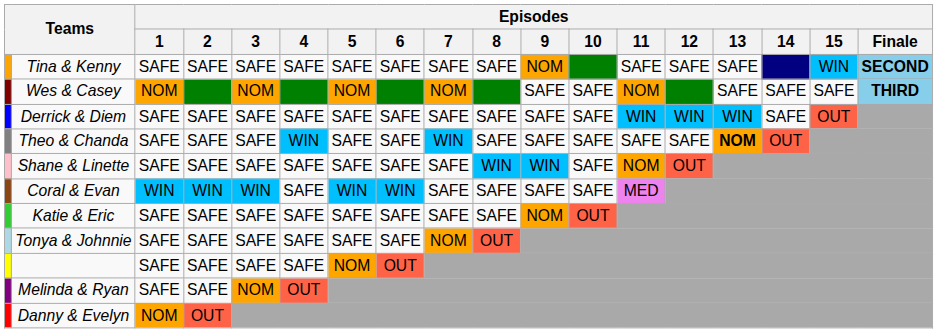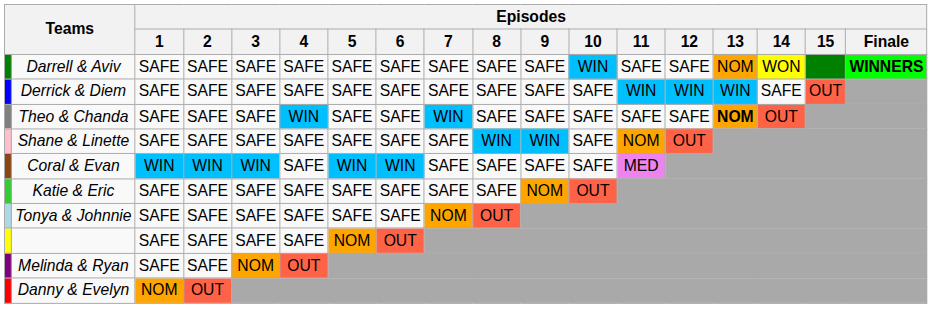+ row: (73, 66)
- row: (73, 66)
- row: (73, 91)
